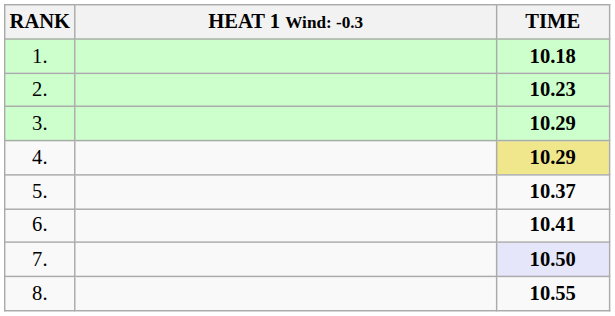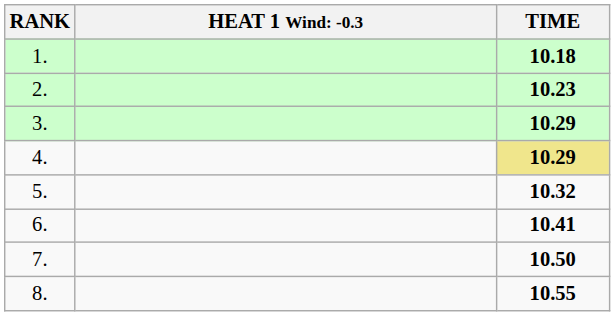(553, 191) 10.37 -> (553, 191) 10.32
(553, 259) lavender background -> (553, 259) no background
